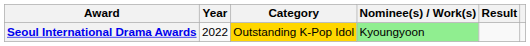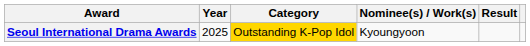(215, 32) 2022 -> (215, 32) 2025
(392, 32) lightgreen background -> (392, 32) no background
